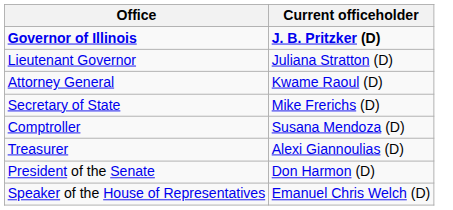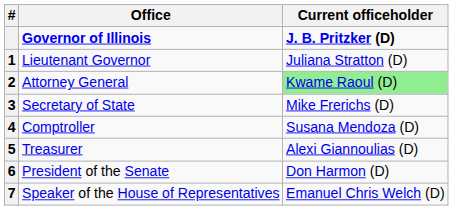+ column: (12, 15)
(327, 82) no background -> (342, 82) lightgreen background
